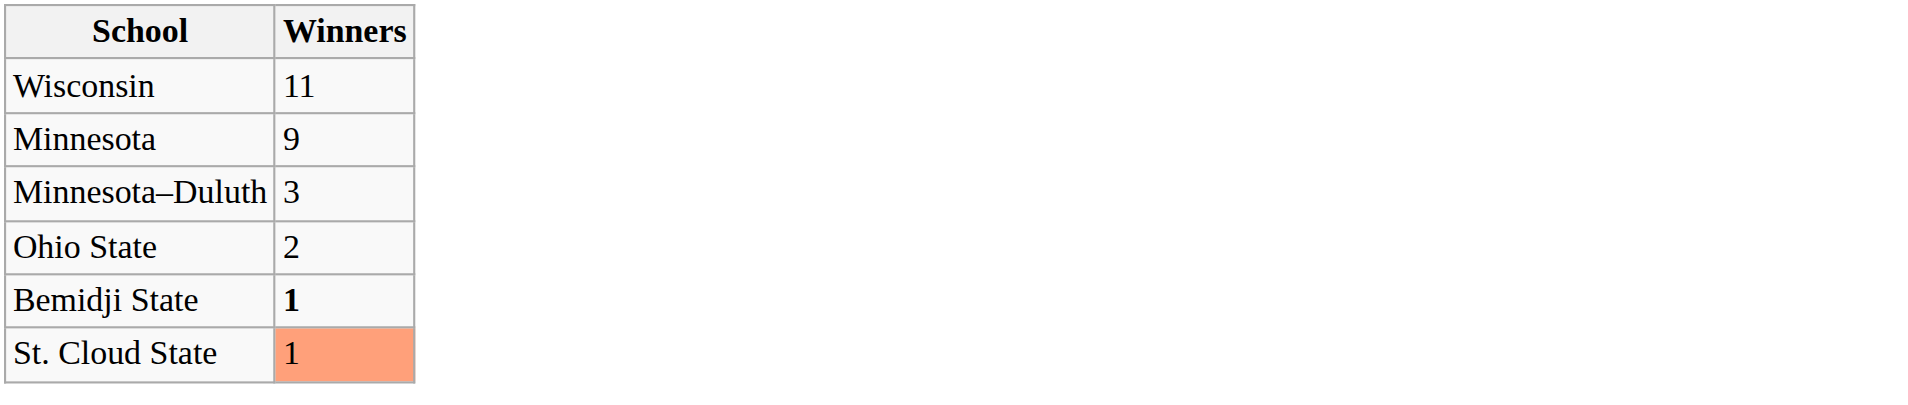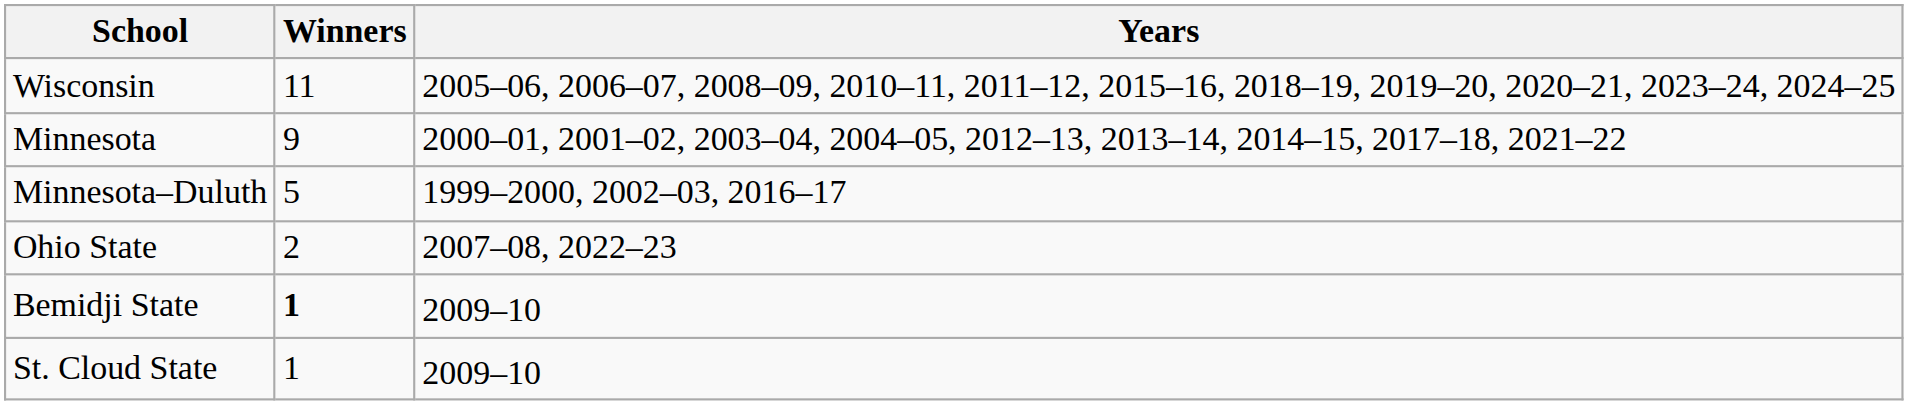+ column: (1159, 31)
(291, 192) 3 -> (291, 192) 5
(291, 354) lightsalmon background -> (291, 367) no background
